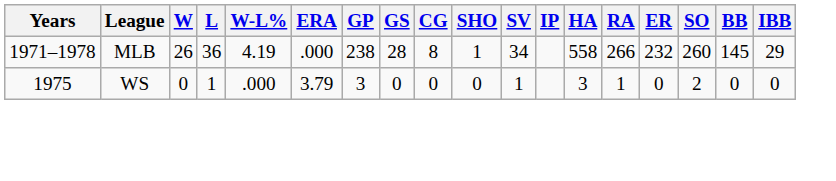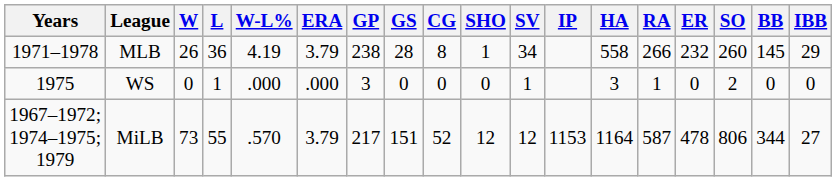(317, 51) .000 -> (322, 51) 3.79
(317, 83) 3.79 -> (322, 83) .000
+ row: (140, 137)
